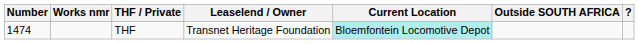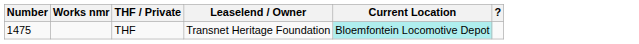- column: (557, 13)
(19, 30) 1474 -> (19, 30) 1475
